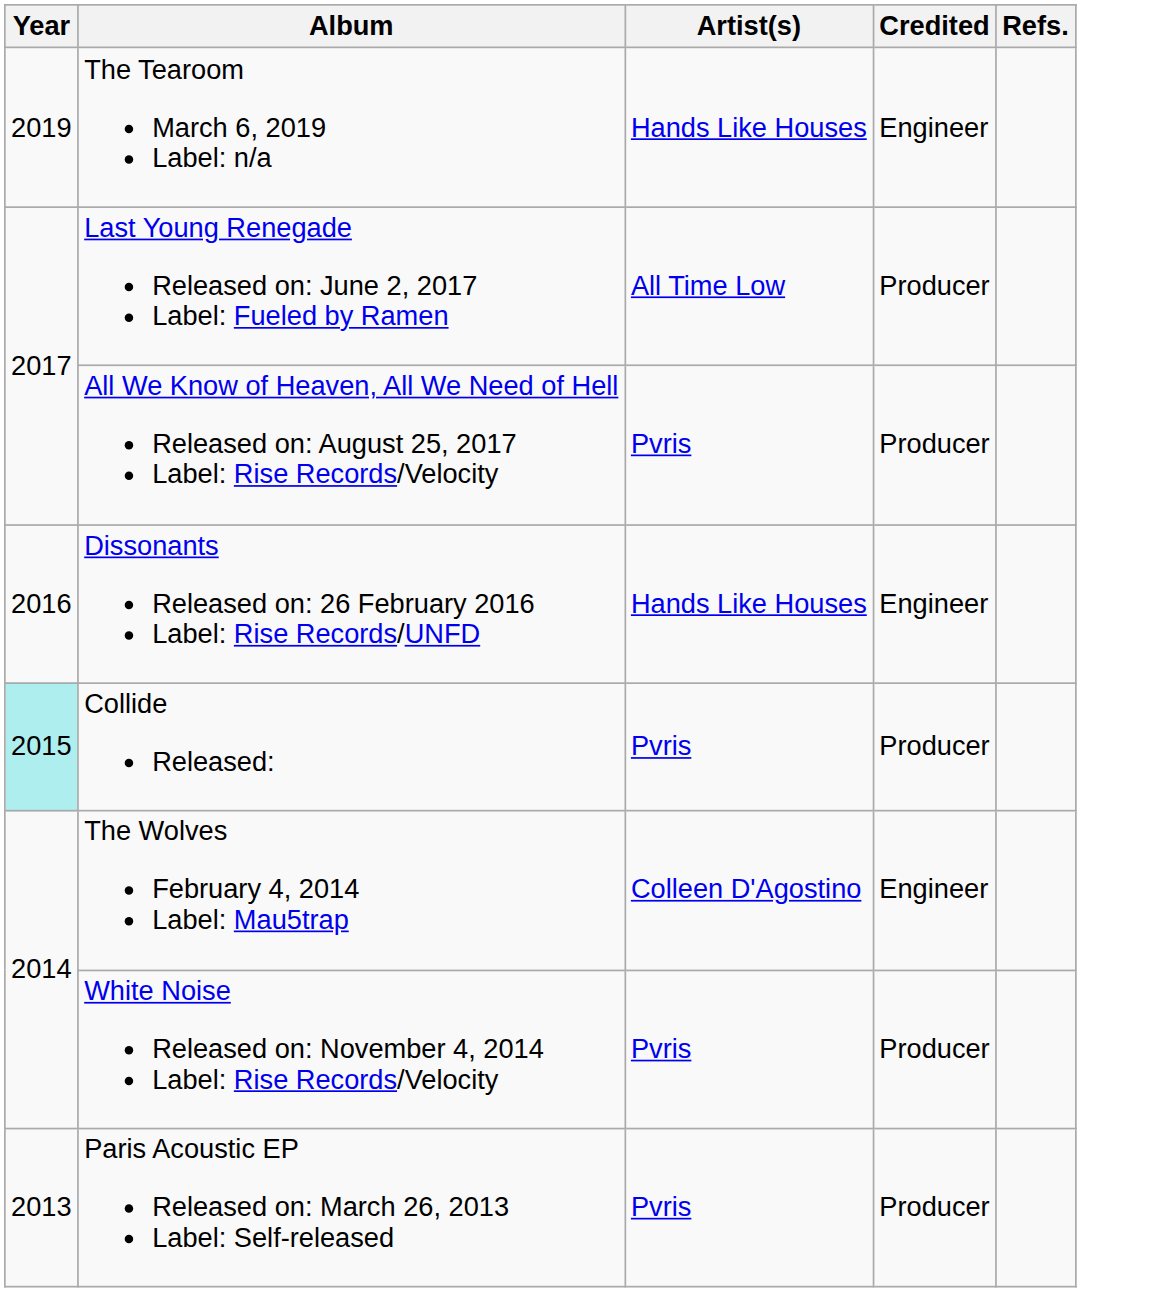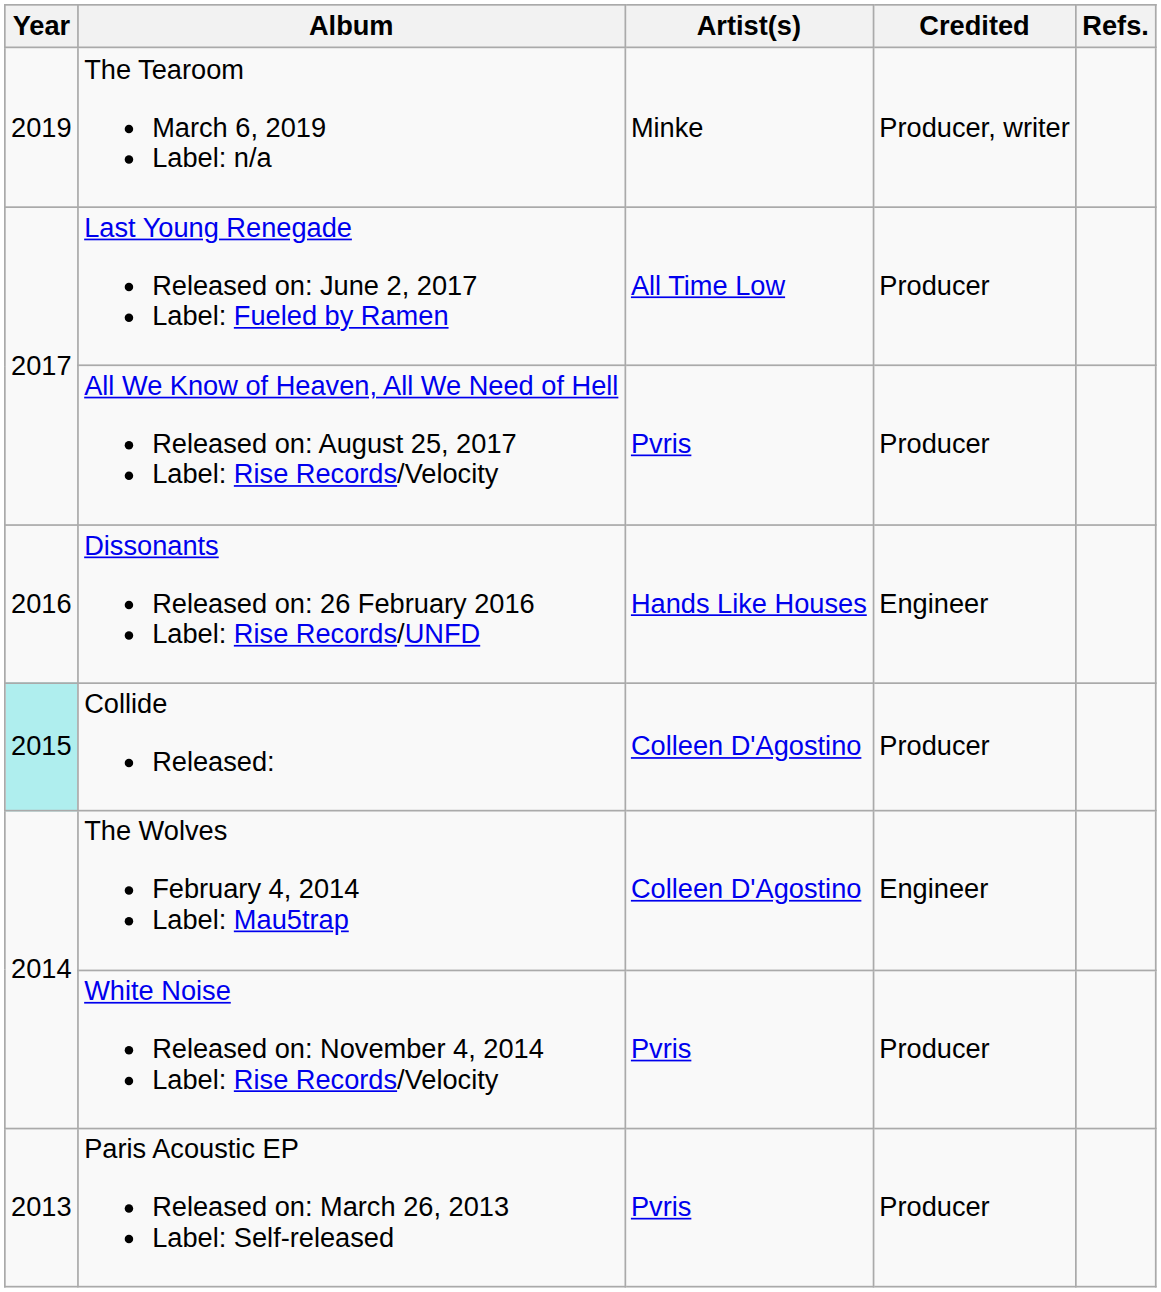(749, 127) Hands Like Houses -> (667, 127) Minke
(934, 127) Engineer -> (975, 127) Producer, writer
(661, 746) Pvris -> (746, 746) Colleen D'Agostino
